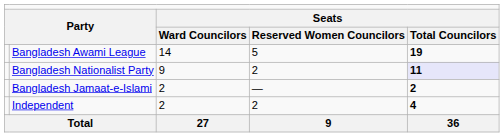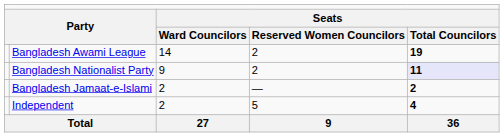(255, 53) 5 -> (255, 53) 2
(255, 105) 2 -> (255, 105) 5
